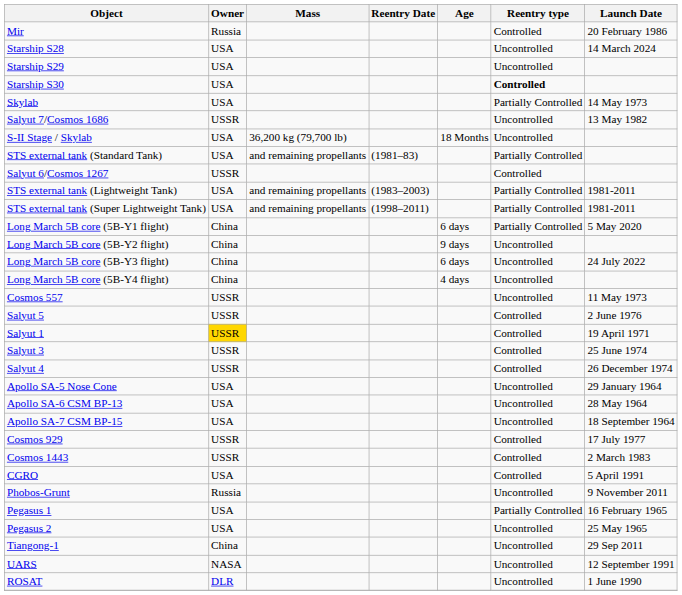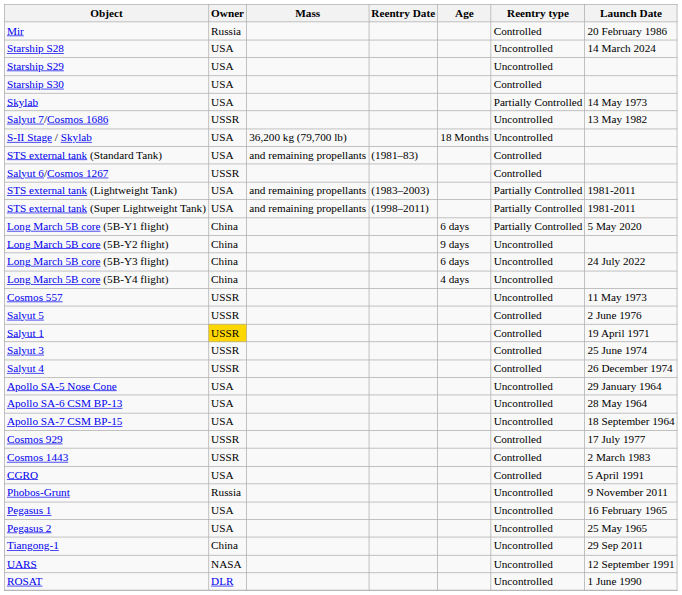(519, 84) bold -> (518, 84) normal
(538, 155) Partially Controlled -> (518, 155) Controlled
(538, 510) Partially Controlled -> (523, 510) Uncontrolled
